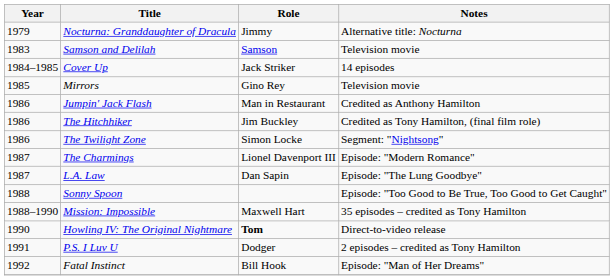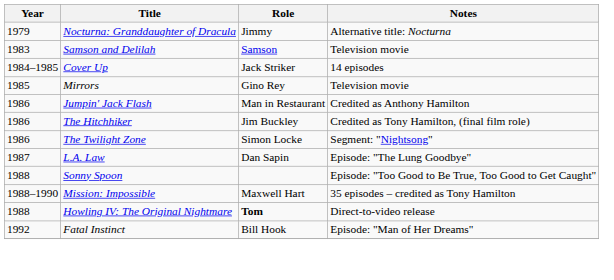- row: (99, 157)
(18, 229) 1990 -> (18, 211) 1988
- row: (91, 247)
